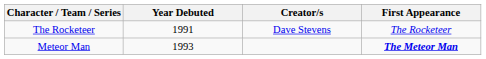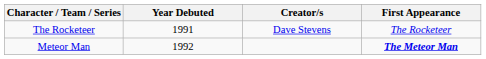(183, 46) 1993 -> (183, 46) 1992
